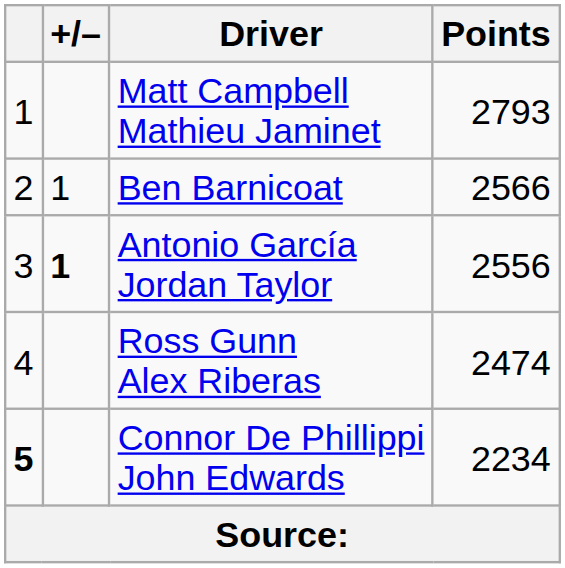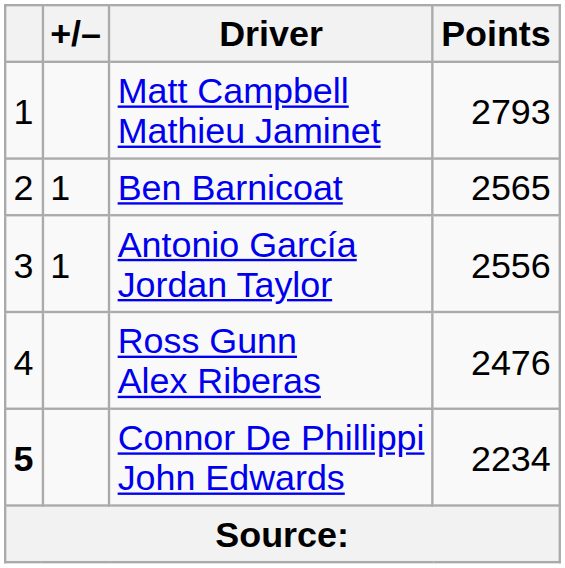(511, 187) 2566 -> (511, 187) 2565
(60, 264) bold -> (60, 264) normal
(511, 361) 2474 -> (511, 361) 2476
